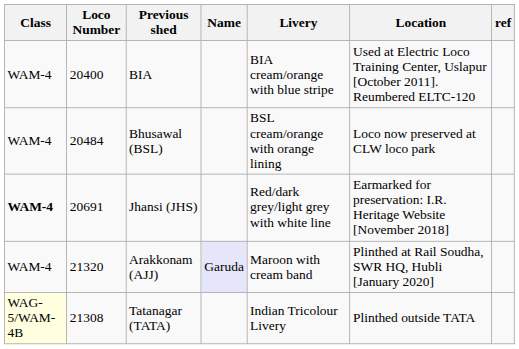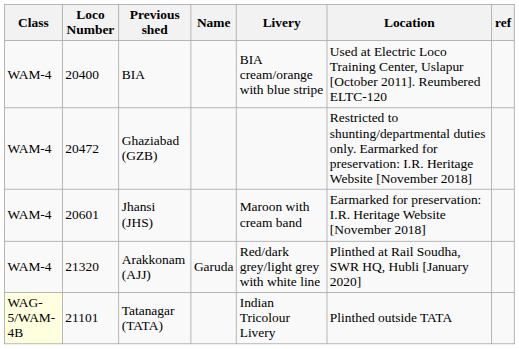+ row: (150, 148)
- row: (156, 140)
(30, 207) bold -> (30, 215) normal
(87, 207) 20691 -> (82, 215) 20601
(290, 207) Red/dark grey/light grey with white line -> (275, 215) Maroon with cream band
(224, 266) lavender background -> (214, 266) no background
(285, 266) Maroon with cream band -> (280, 266) Red/dark grey/light grey with white line
(87, 318) 21308 -> (82, 318) 21101
